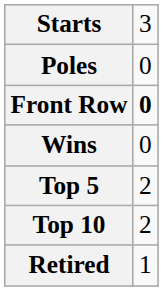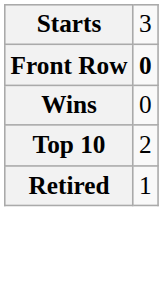- row: (69, 64)
- row: (69, 184)
